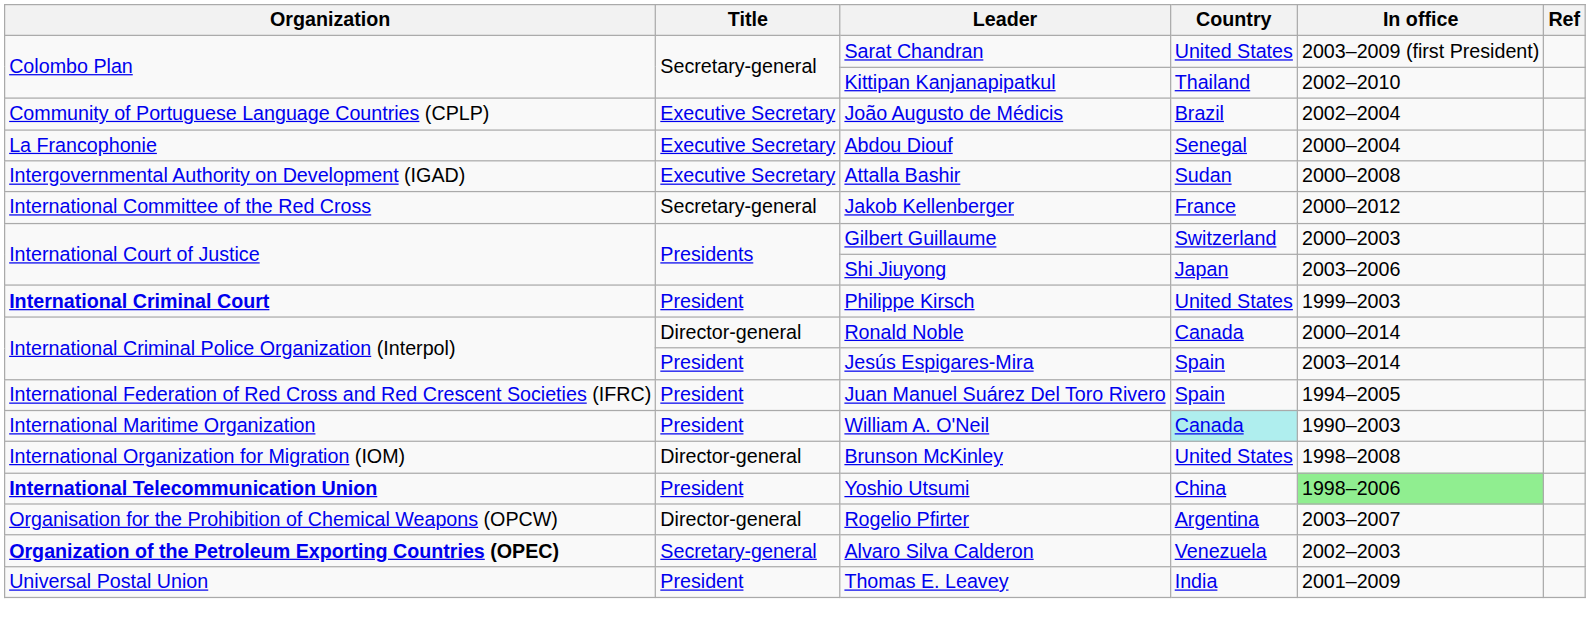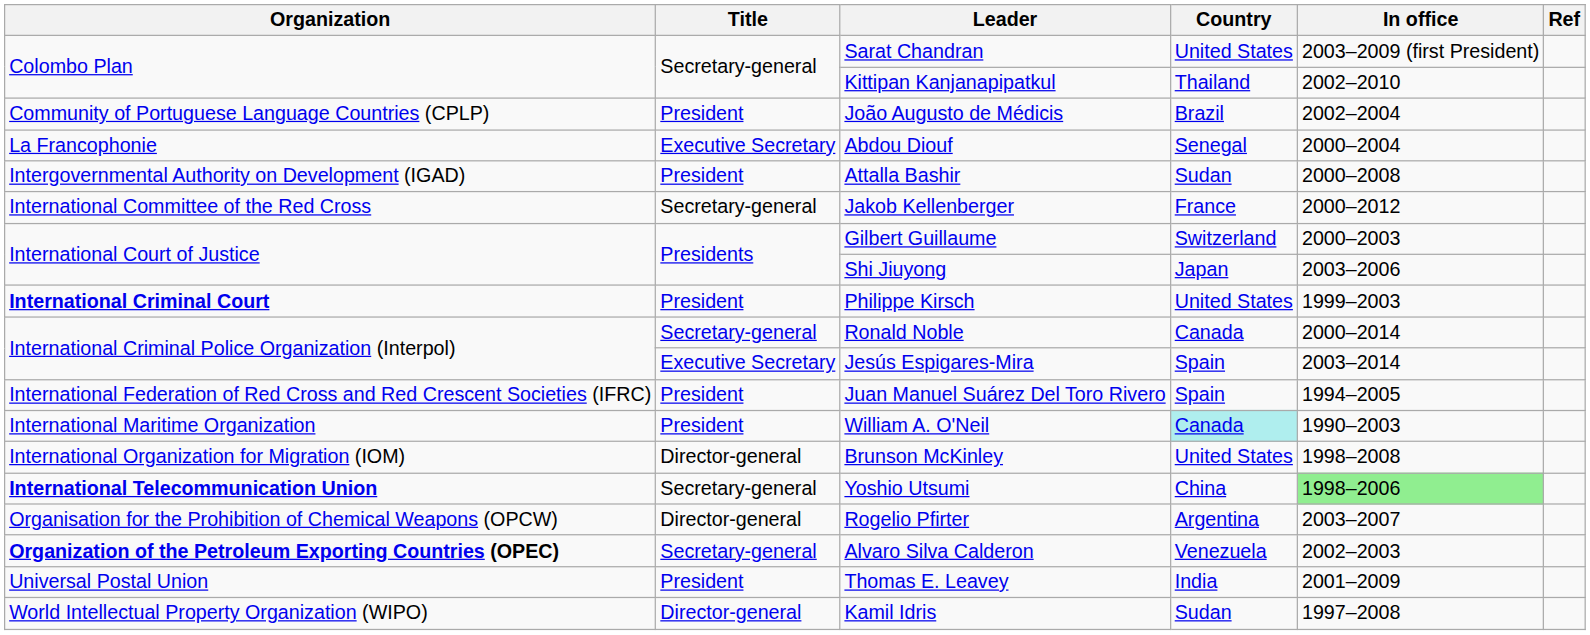(748, 113) Executive Secretary -> (702, 113) President
(748, 176) Executive Secretary -> (702, 176) President
(731, 332) Director-general -> (739, 332) Secretary-general
(702, 363) President -> (748, 363) Executive Secretary
(702, 488) President -> (739, 488) Secretary-general
+ row: (890, 613)
